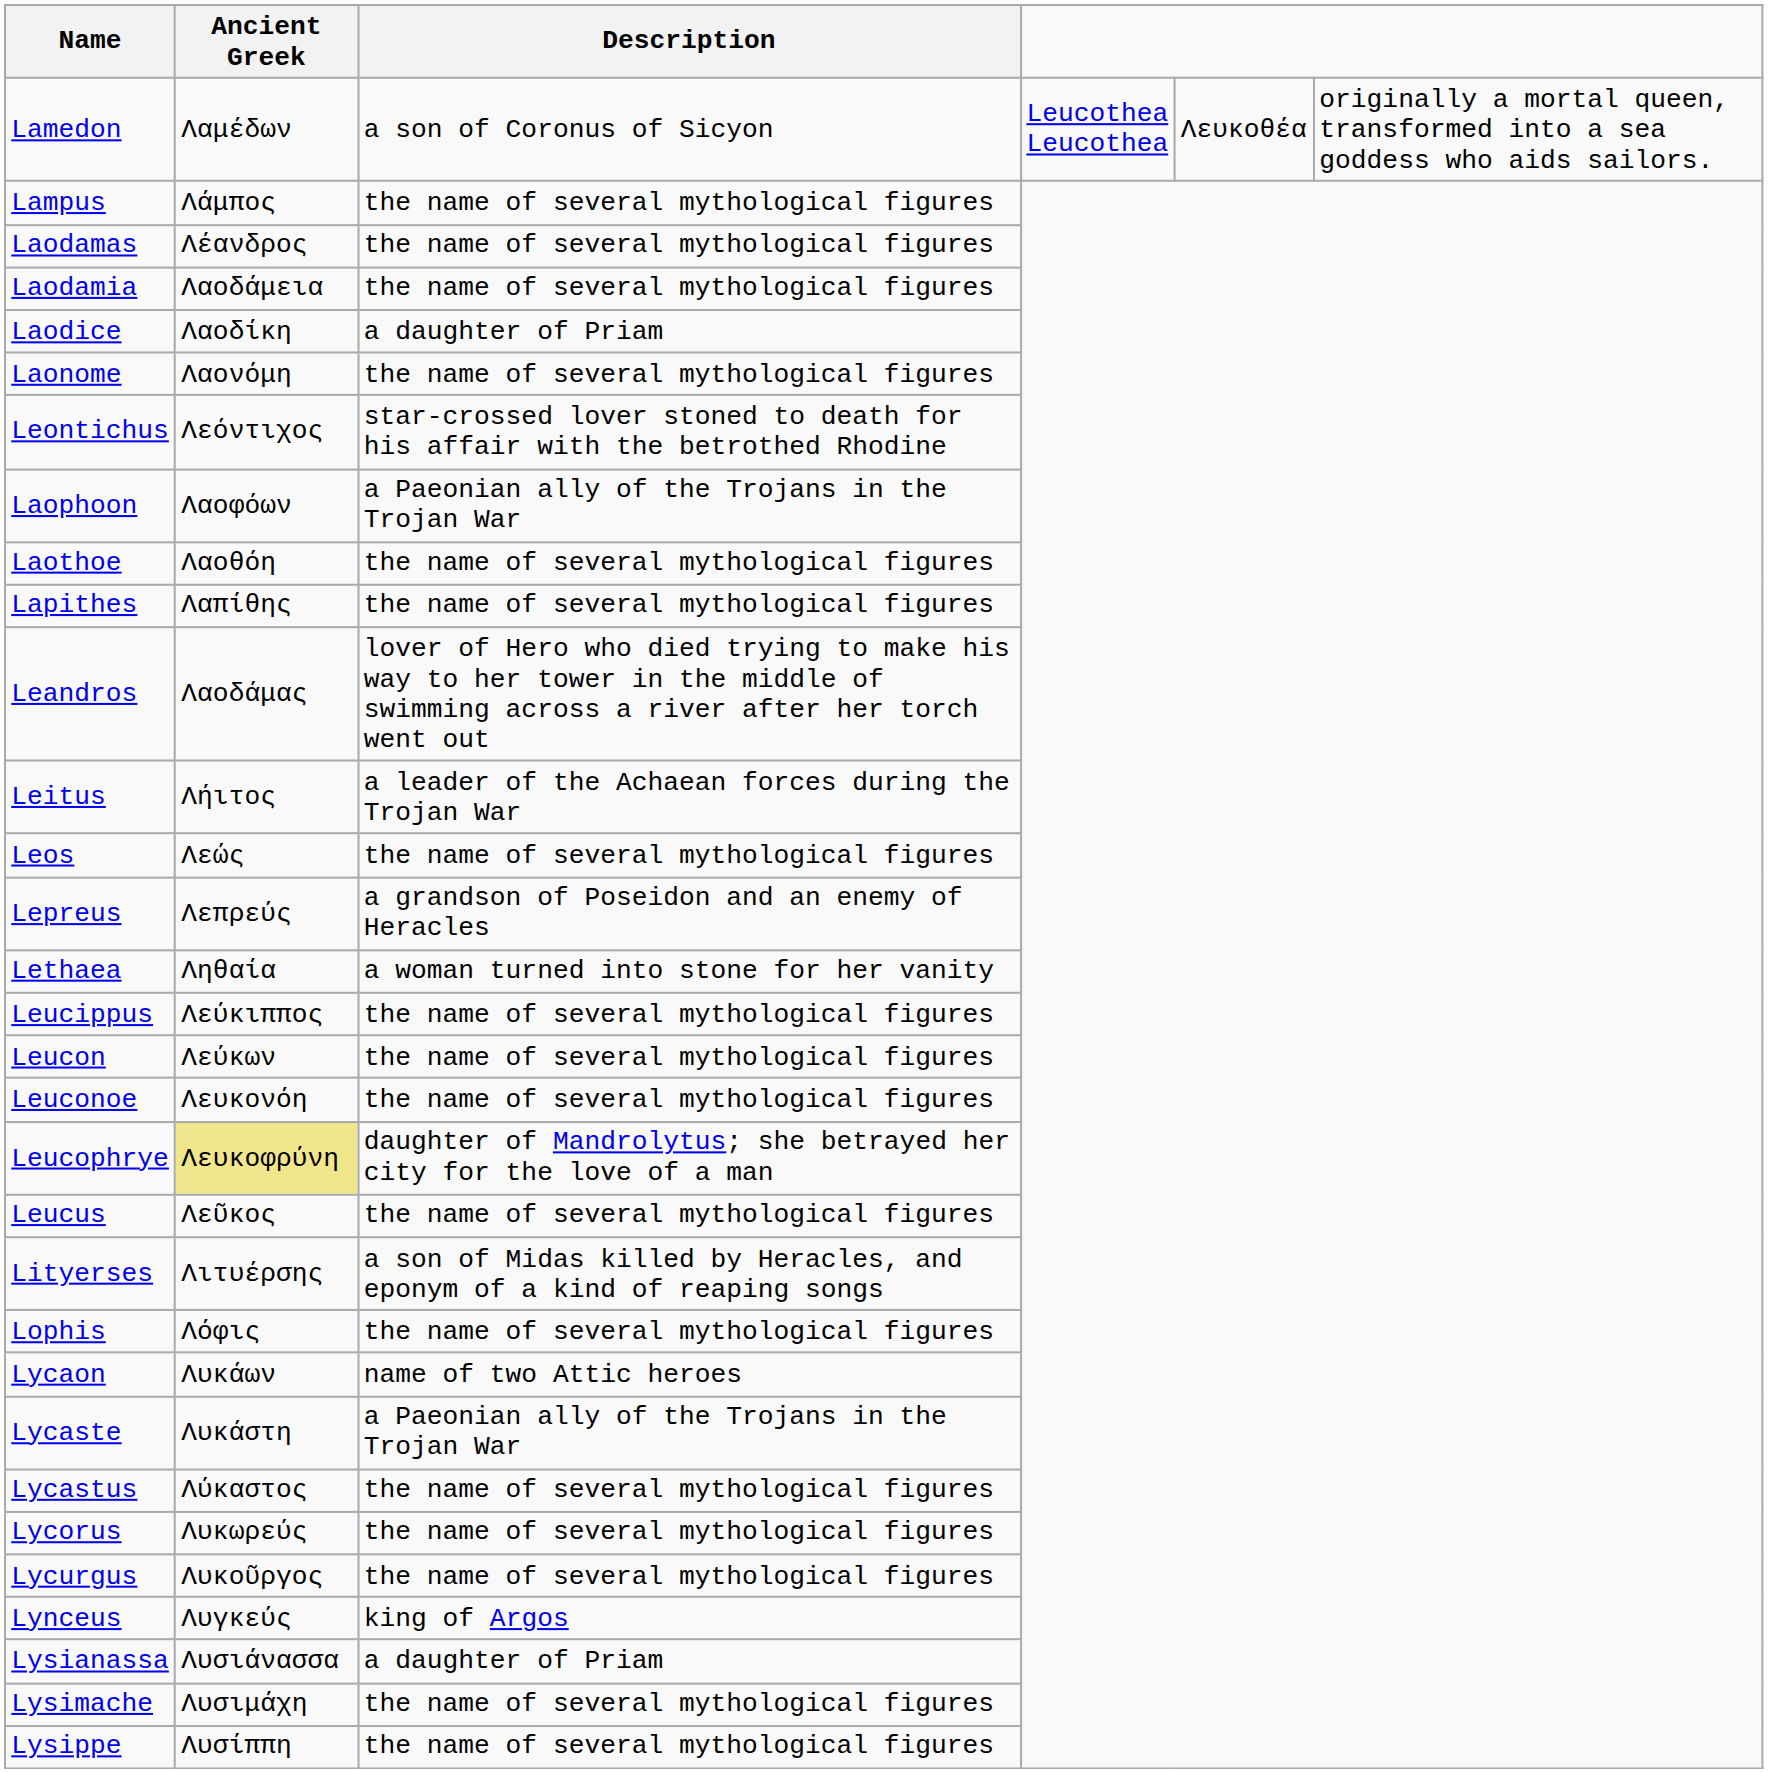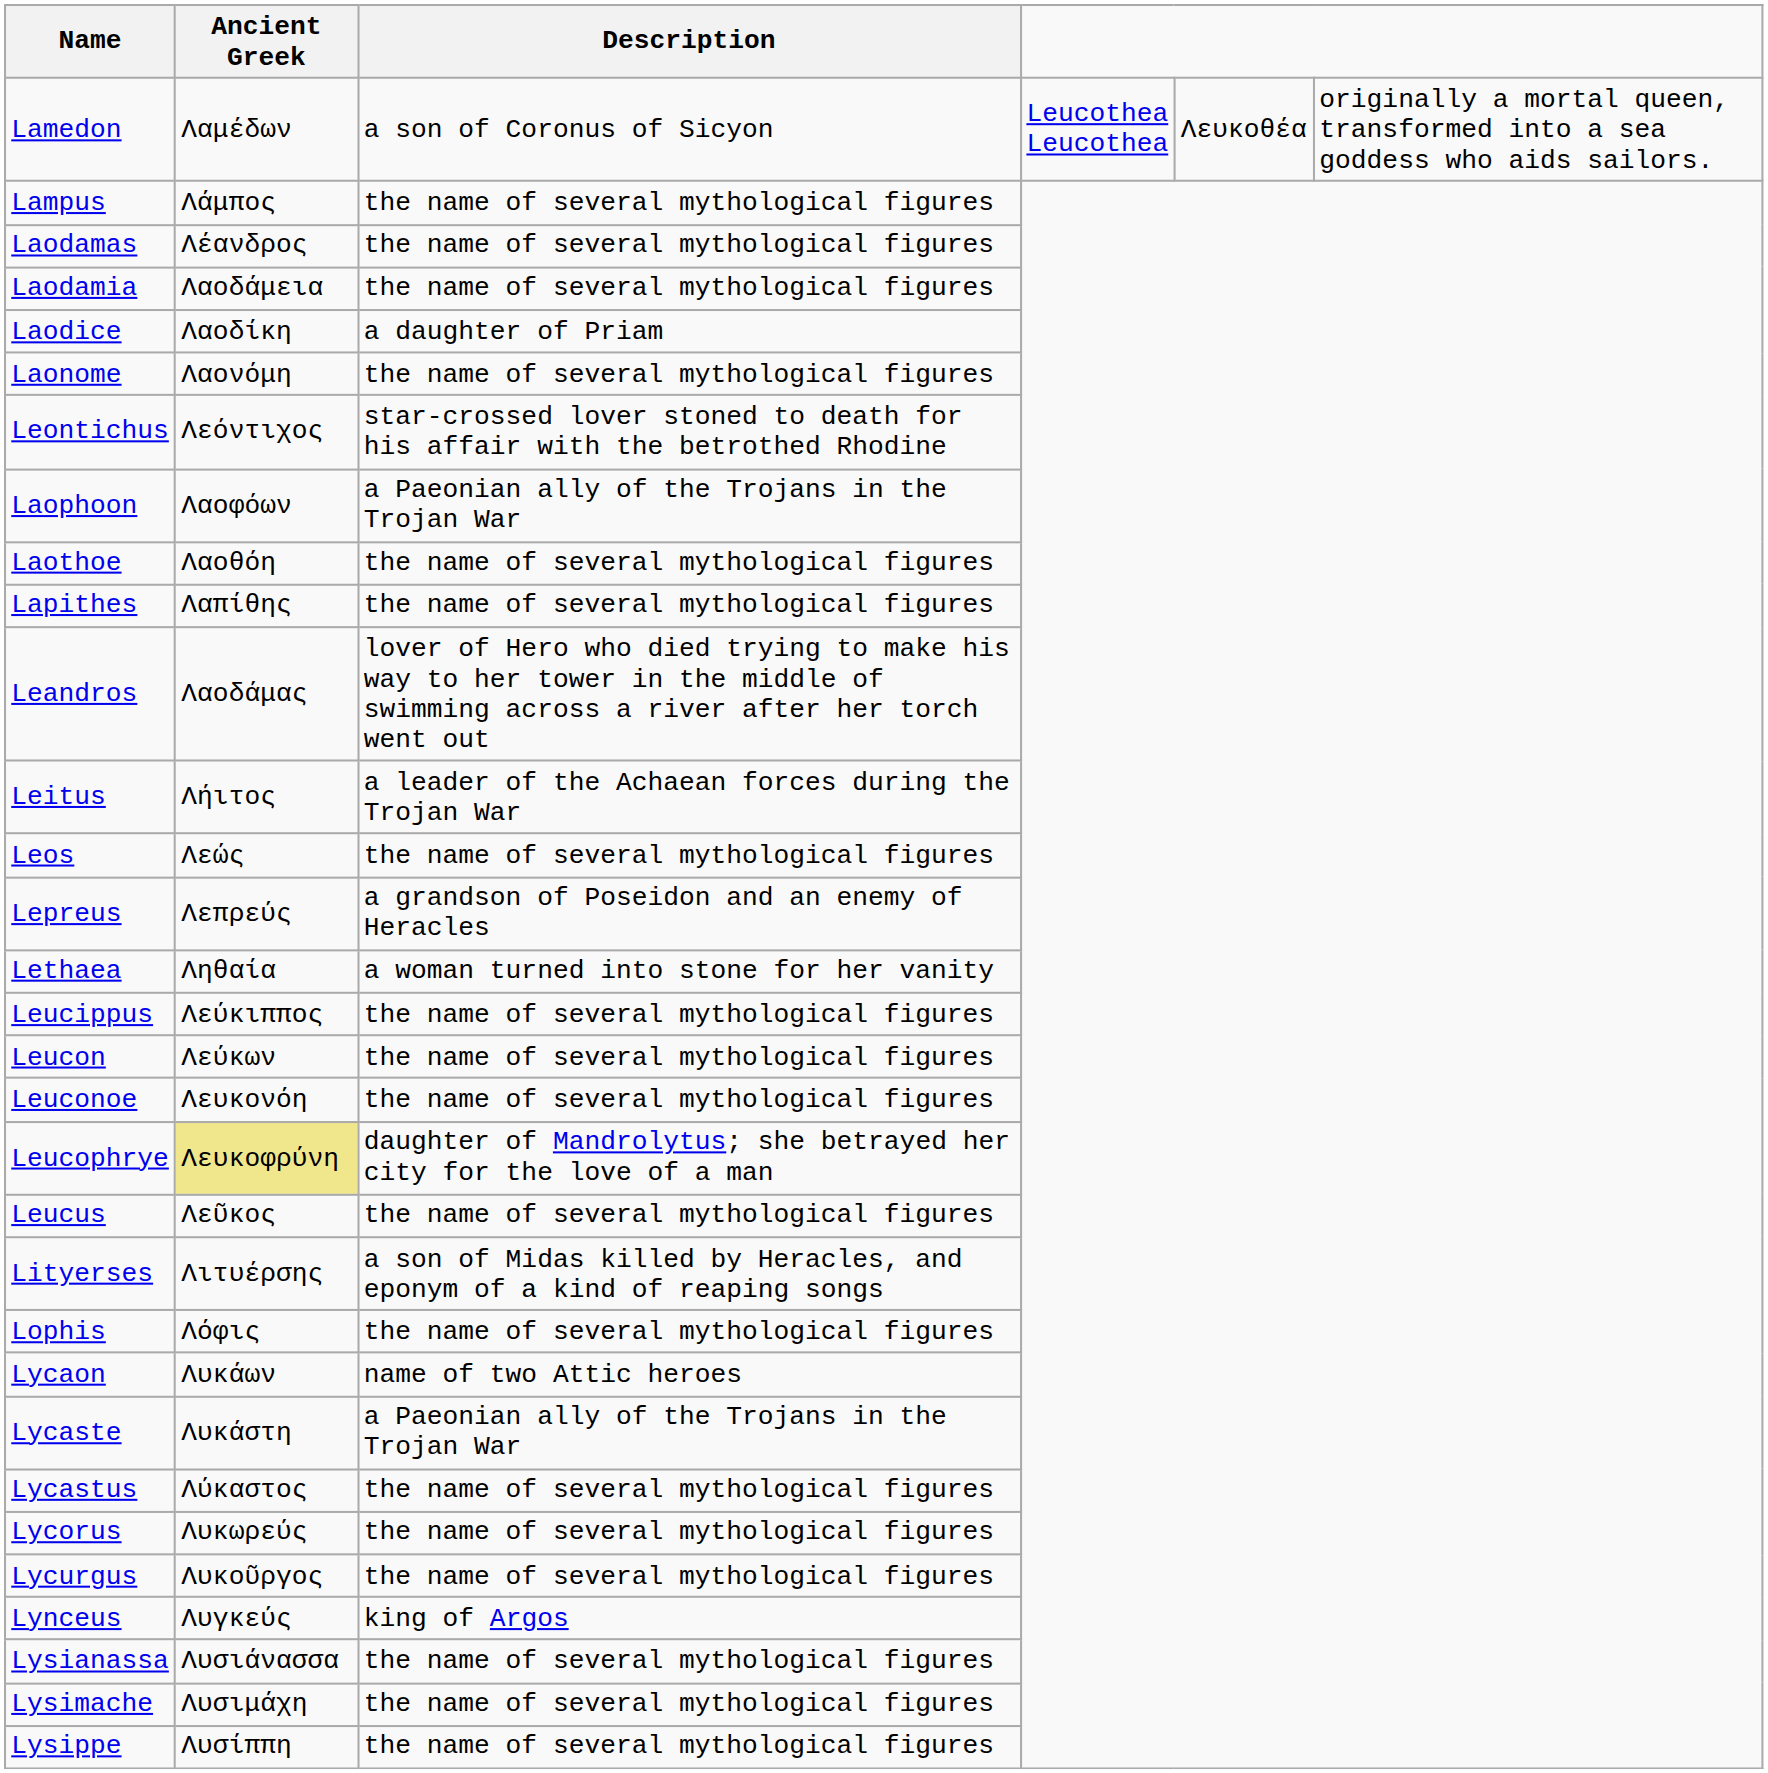(513, 1661) a daughter of Priam -> (679, 1661) the name of several mythological figures
